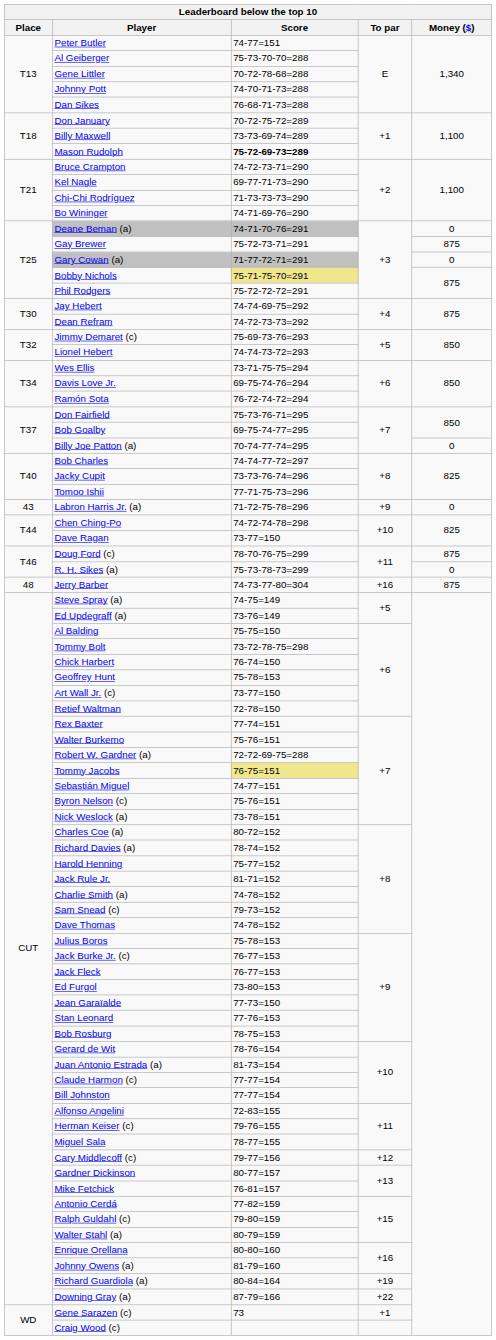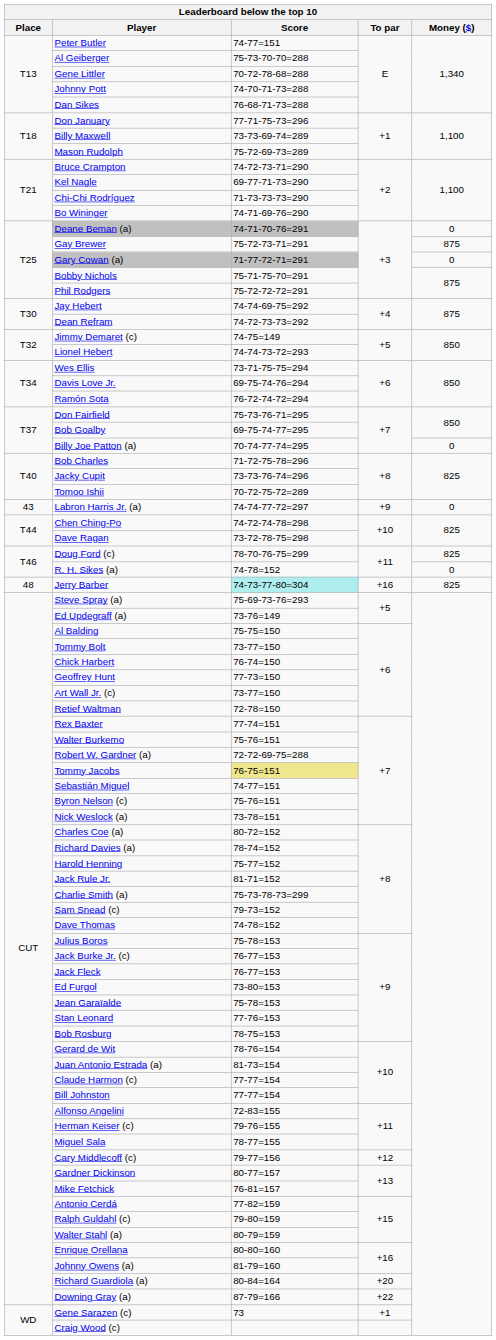(271, 120) 70-72-75-72=289 -> (271, 120) 77-71-75-73=296
(271, 151) bold -> (271, 151) normal
(271, 275) khaki background -> (271, 275) no background
(271, 337) 75-69-73-76=293 -> (257, 337) 74-75=149
(271, 461) 74-74-77-72=297 -> (271, 461) 71-72-75-78=296
(271, 492) 77-71-75-73=296 -> (271, 492) 70-72-75-72=289
(271, 507) 71-72-75-78=296 -> (271, 507) 74-74-77-72=297
(257, 538) 73-77=150 -> (271, 538) 73-72-78-75=298
(452, 553) 875 -> (452, 553) 825
(271, 569) 75-73-78-73=299 -> (257, 569) 74-78=152
(271, 584) no background -> (271, 584) paleturquoise background
(452, 584) 875 -> (452, 584) 825
(257, 600) 74-75=149 -> (271, 600) 75-69-73-76=293
(271, 646) 73-72-78-75=298 -> (257, 646) 73-77=150
(257, 677) 75-78=153 -> (257, 677) 77-73=150
(257, 894) 74-78=152 -> (271, 894) 75-73-78-73=299
(257, 1002) 77-73=150 -> (257, 1002) 75-78=153
(385, 1281) +19 -> (385, 1281) +20
